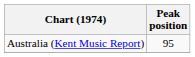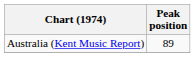(168, 43) 95 -> (168, 43) 89
